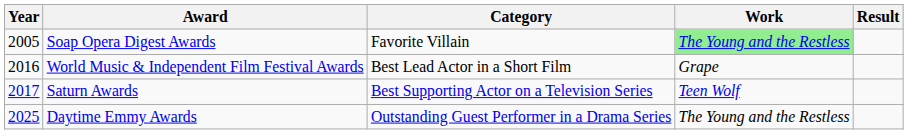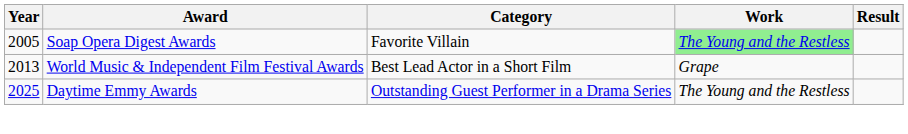(24, 66) 2016 -> (24, 66) 2013
- row: (92, 91)
